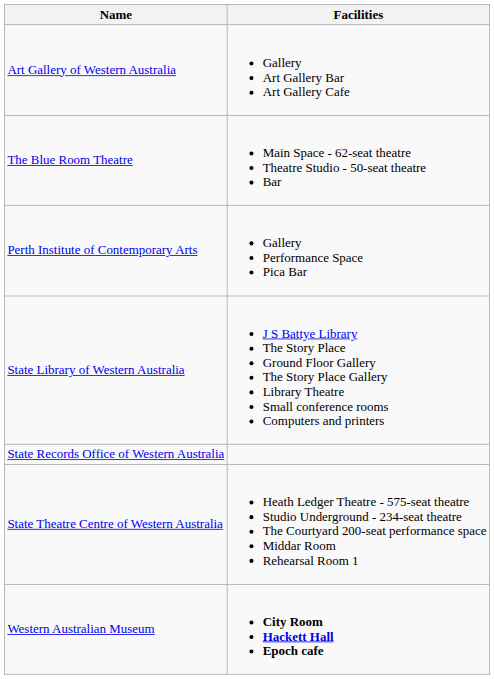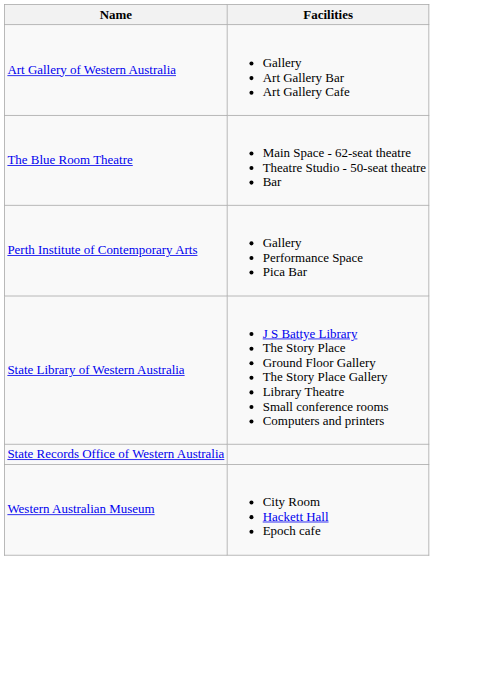- row: (115, 524)
(358, 636) bold -> (328, 517) normal
